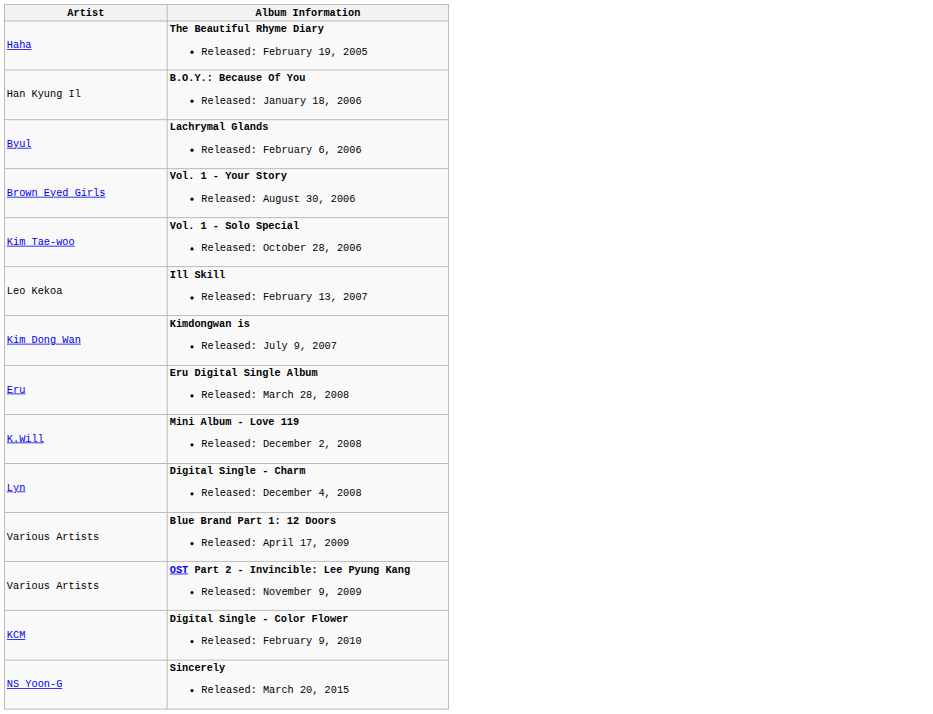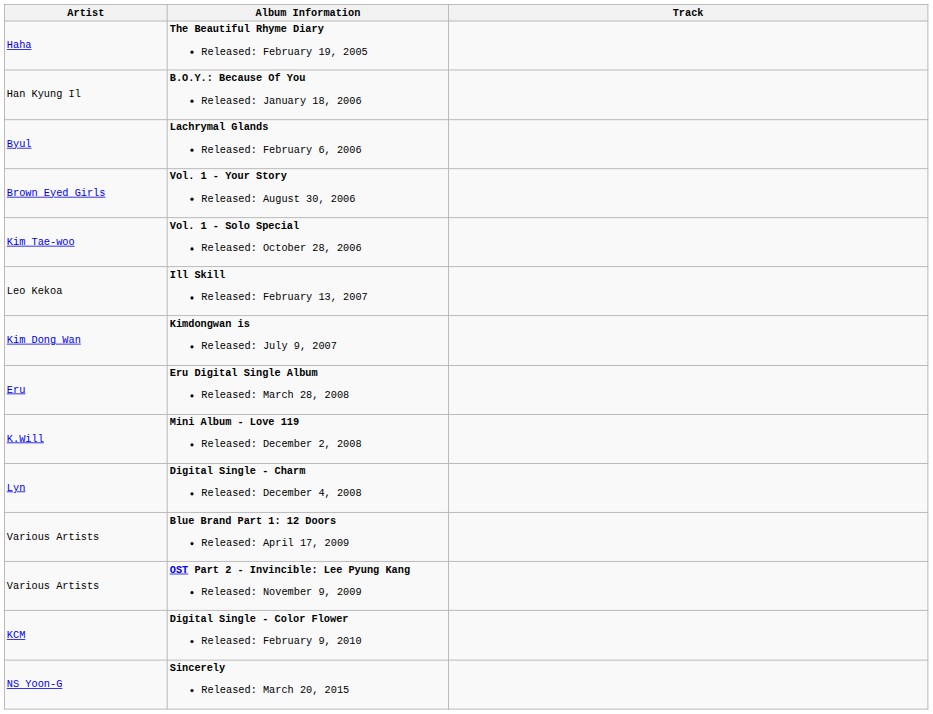+ column: (688, 13)
